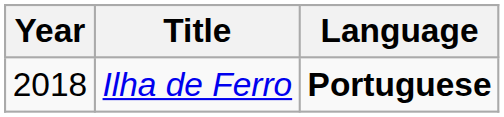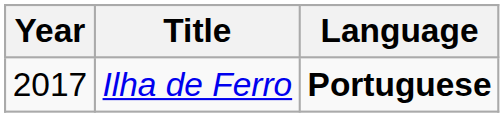(50, 84) 2018 -> (50, 84) 2017
